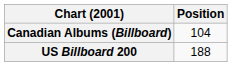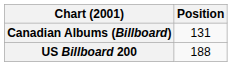(201, 33) 104 -> (201, 33) 131
